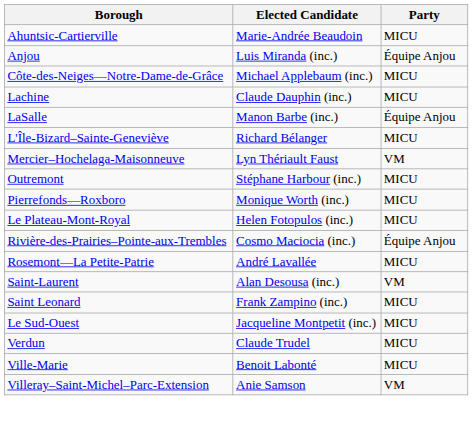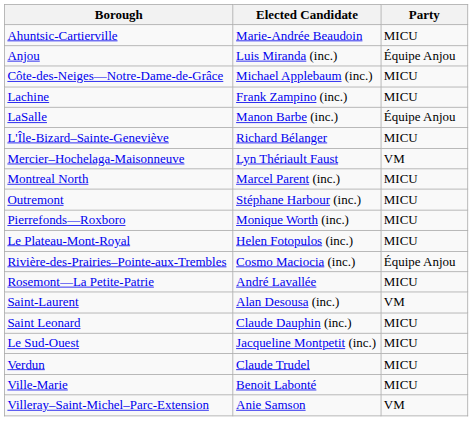(294, 96) Claude Dauphin (inc.) -> (292, 96) Frank Zampino (inc.)
+ row: (48, 179)
(292, 302) Frank Zampino (inc.) -> (294, 323) Claude Dauphin (inc.)
